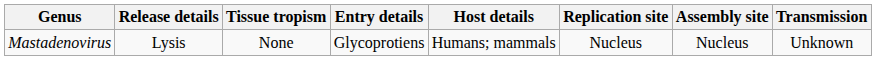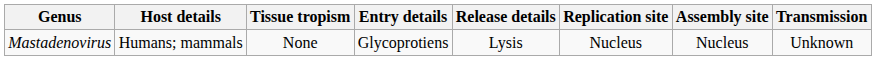columns swapped: (494, 17) <-> (169, 17)
